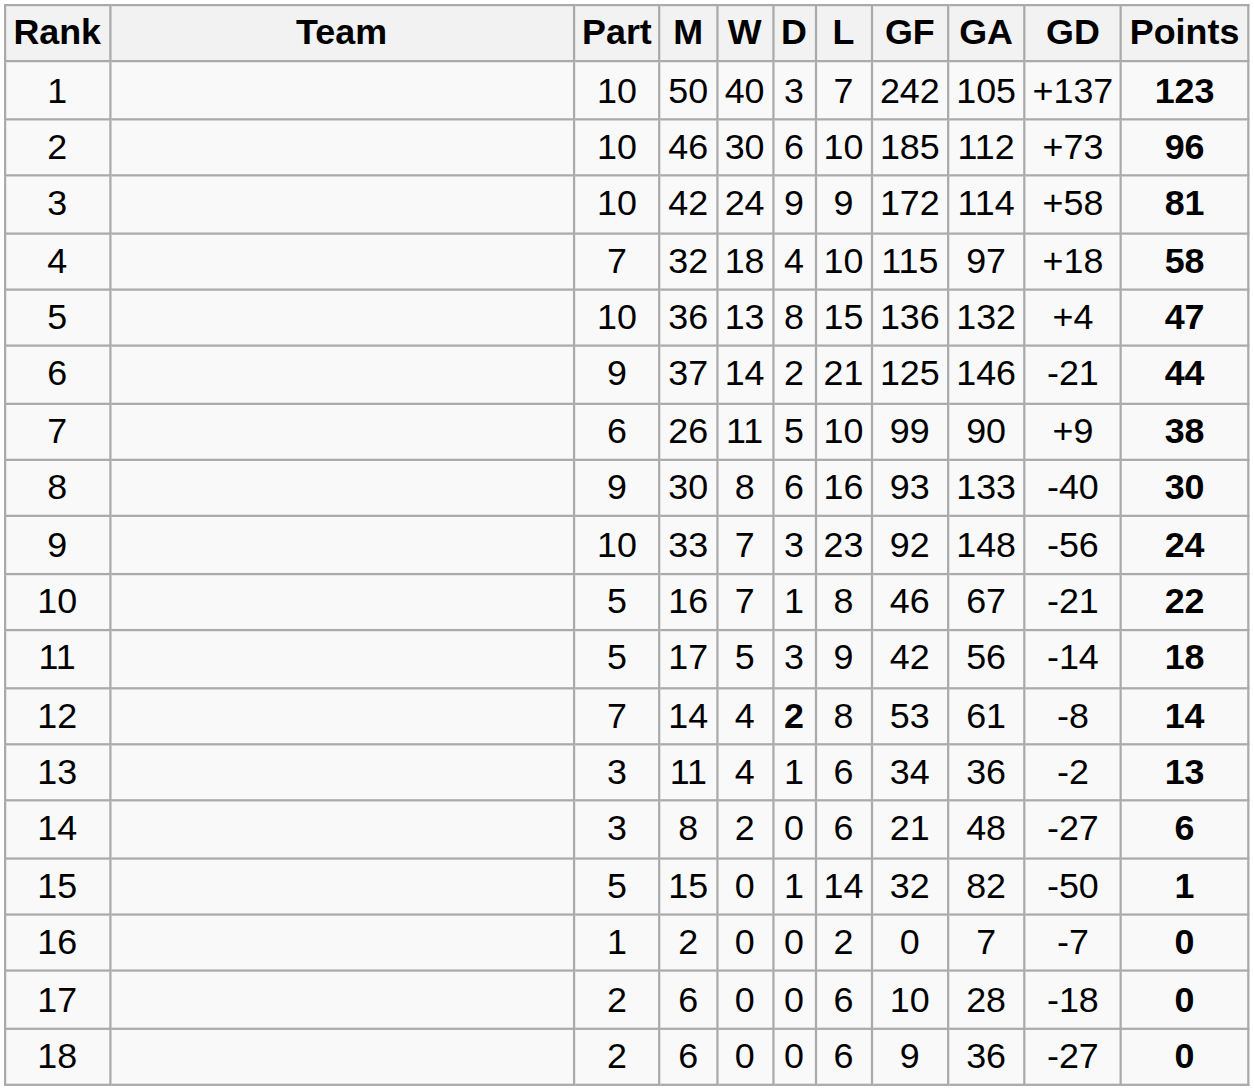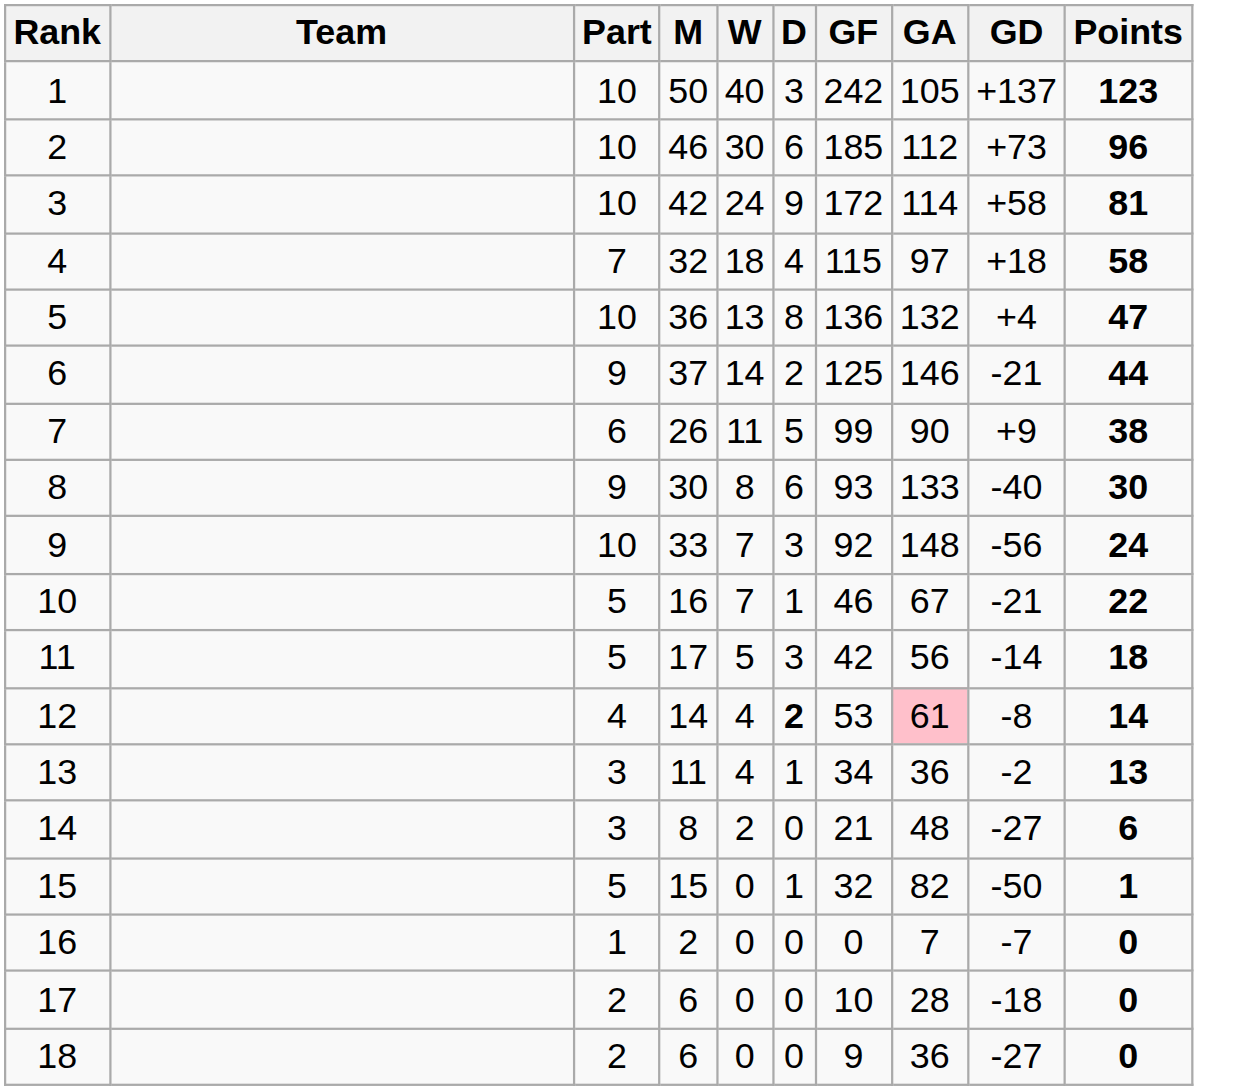- column: (843, 32)
(617, 714) 7 -> (617, 714) 4
(986, 714) no background -> (930, 714) pink background
